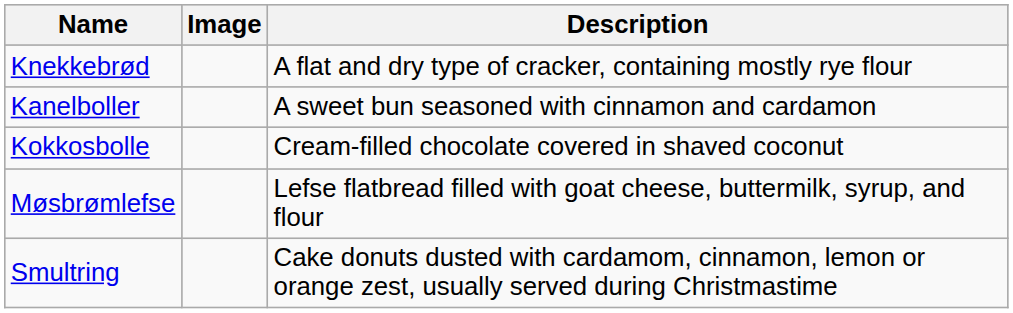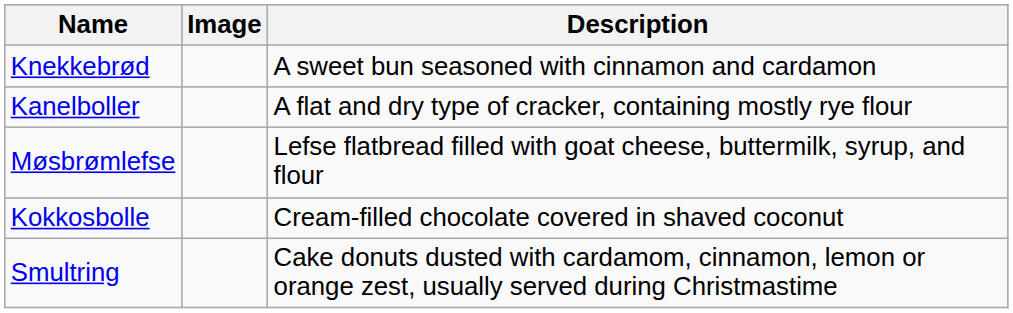(593, 65) A flat and dry type of cracker, containing mostly rye flour -> (575, 65) A sweet bun seasoned with cinnamon and cardamon
(575, 106) A sweet bun seasoned with cinnamon and cardamon -> (593, 106) A flat and dry type of cracker, containing mostly rye flour
rows swapped: (80, 147) <-> (93, 202)
